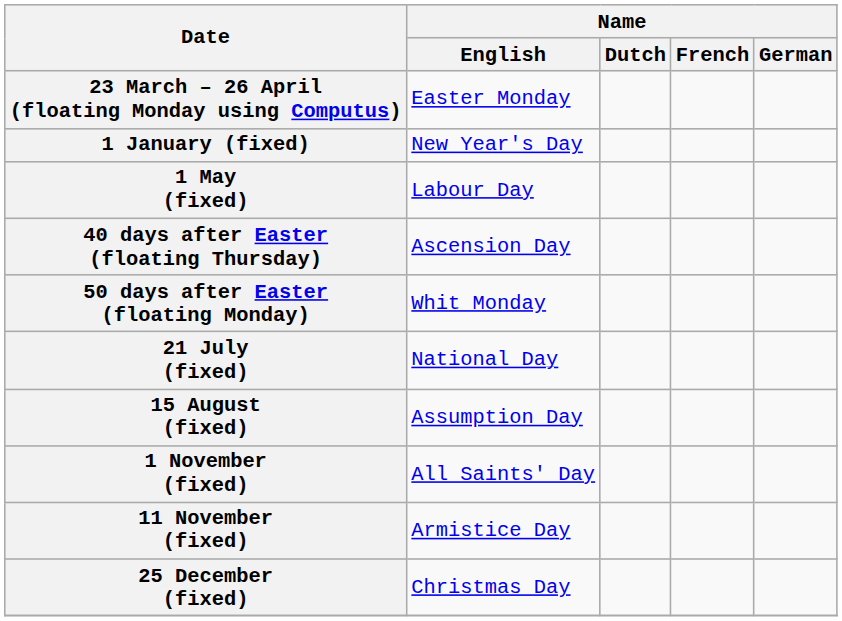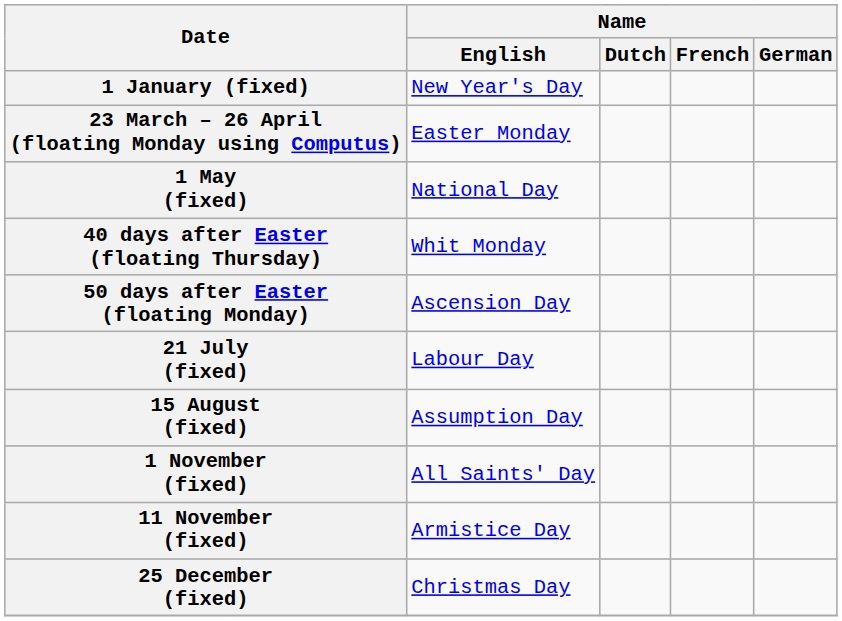rows swapped: (206, 145) <-> (206, 100)
(473, 190) Labour Day -> (485, 190) National Day
(491, 247) Ascension Day -> (479, 247) Whit Monday
(479, 303) Whit Monday -> (491, 303) Ascension Day
(485, 360) National Day -> (473, 360) Labour Day
